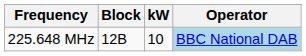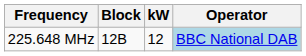(156, 39) 10 -> (156, 39) 12
